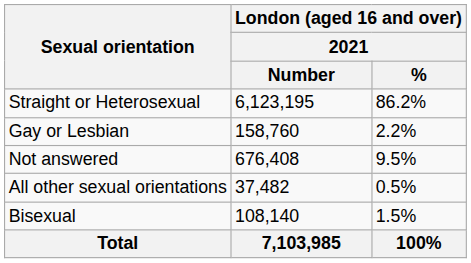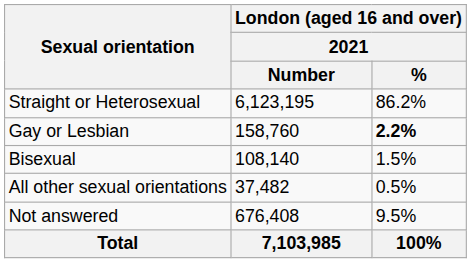(396, 131) normal -> (396, 131) bold
rows swapped: (42, 215) <-> (63, 159)
